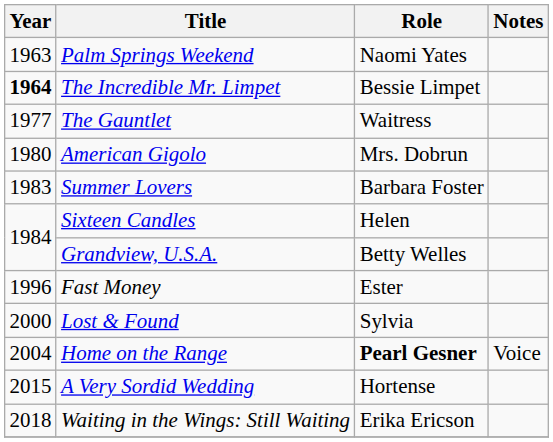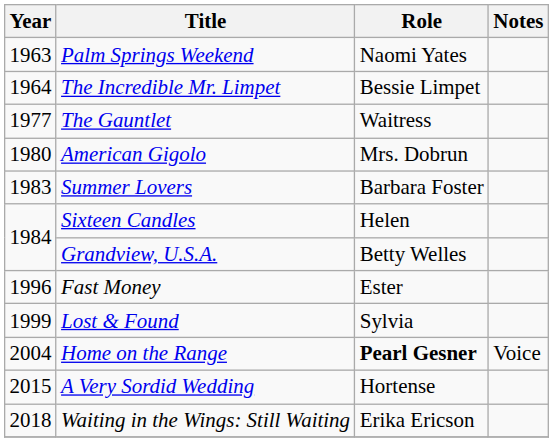(30, 87) bold -> (30, 87) normal
(30, 320) 2000 -> (30, 320) 1999
